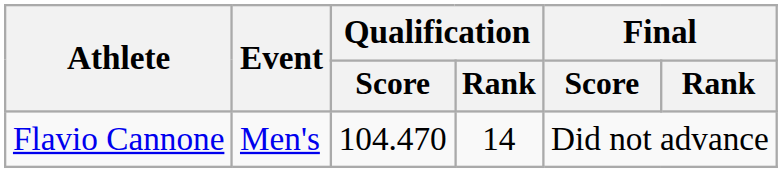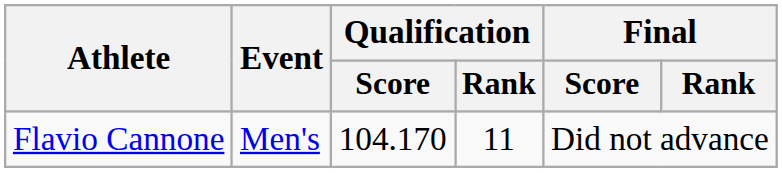(393, 139) 104.470 -> (393, 139) 104.170
(499, 139) 14 -> (499, 139) 11
